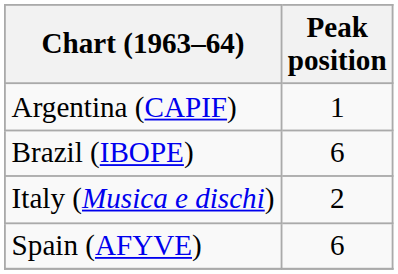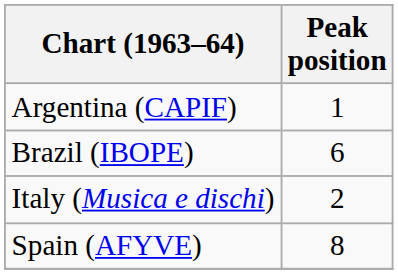(337, 245) 6 -> (337, 245) 8
